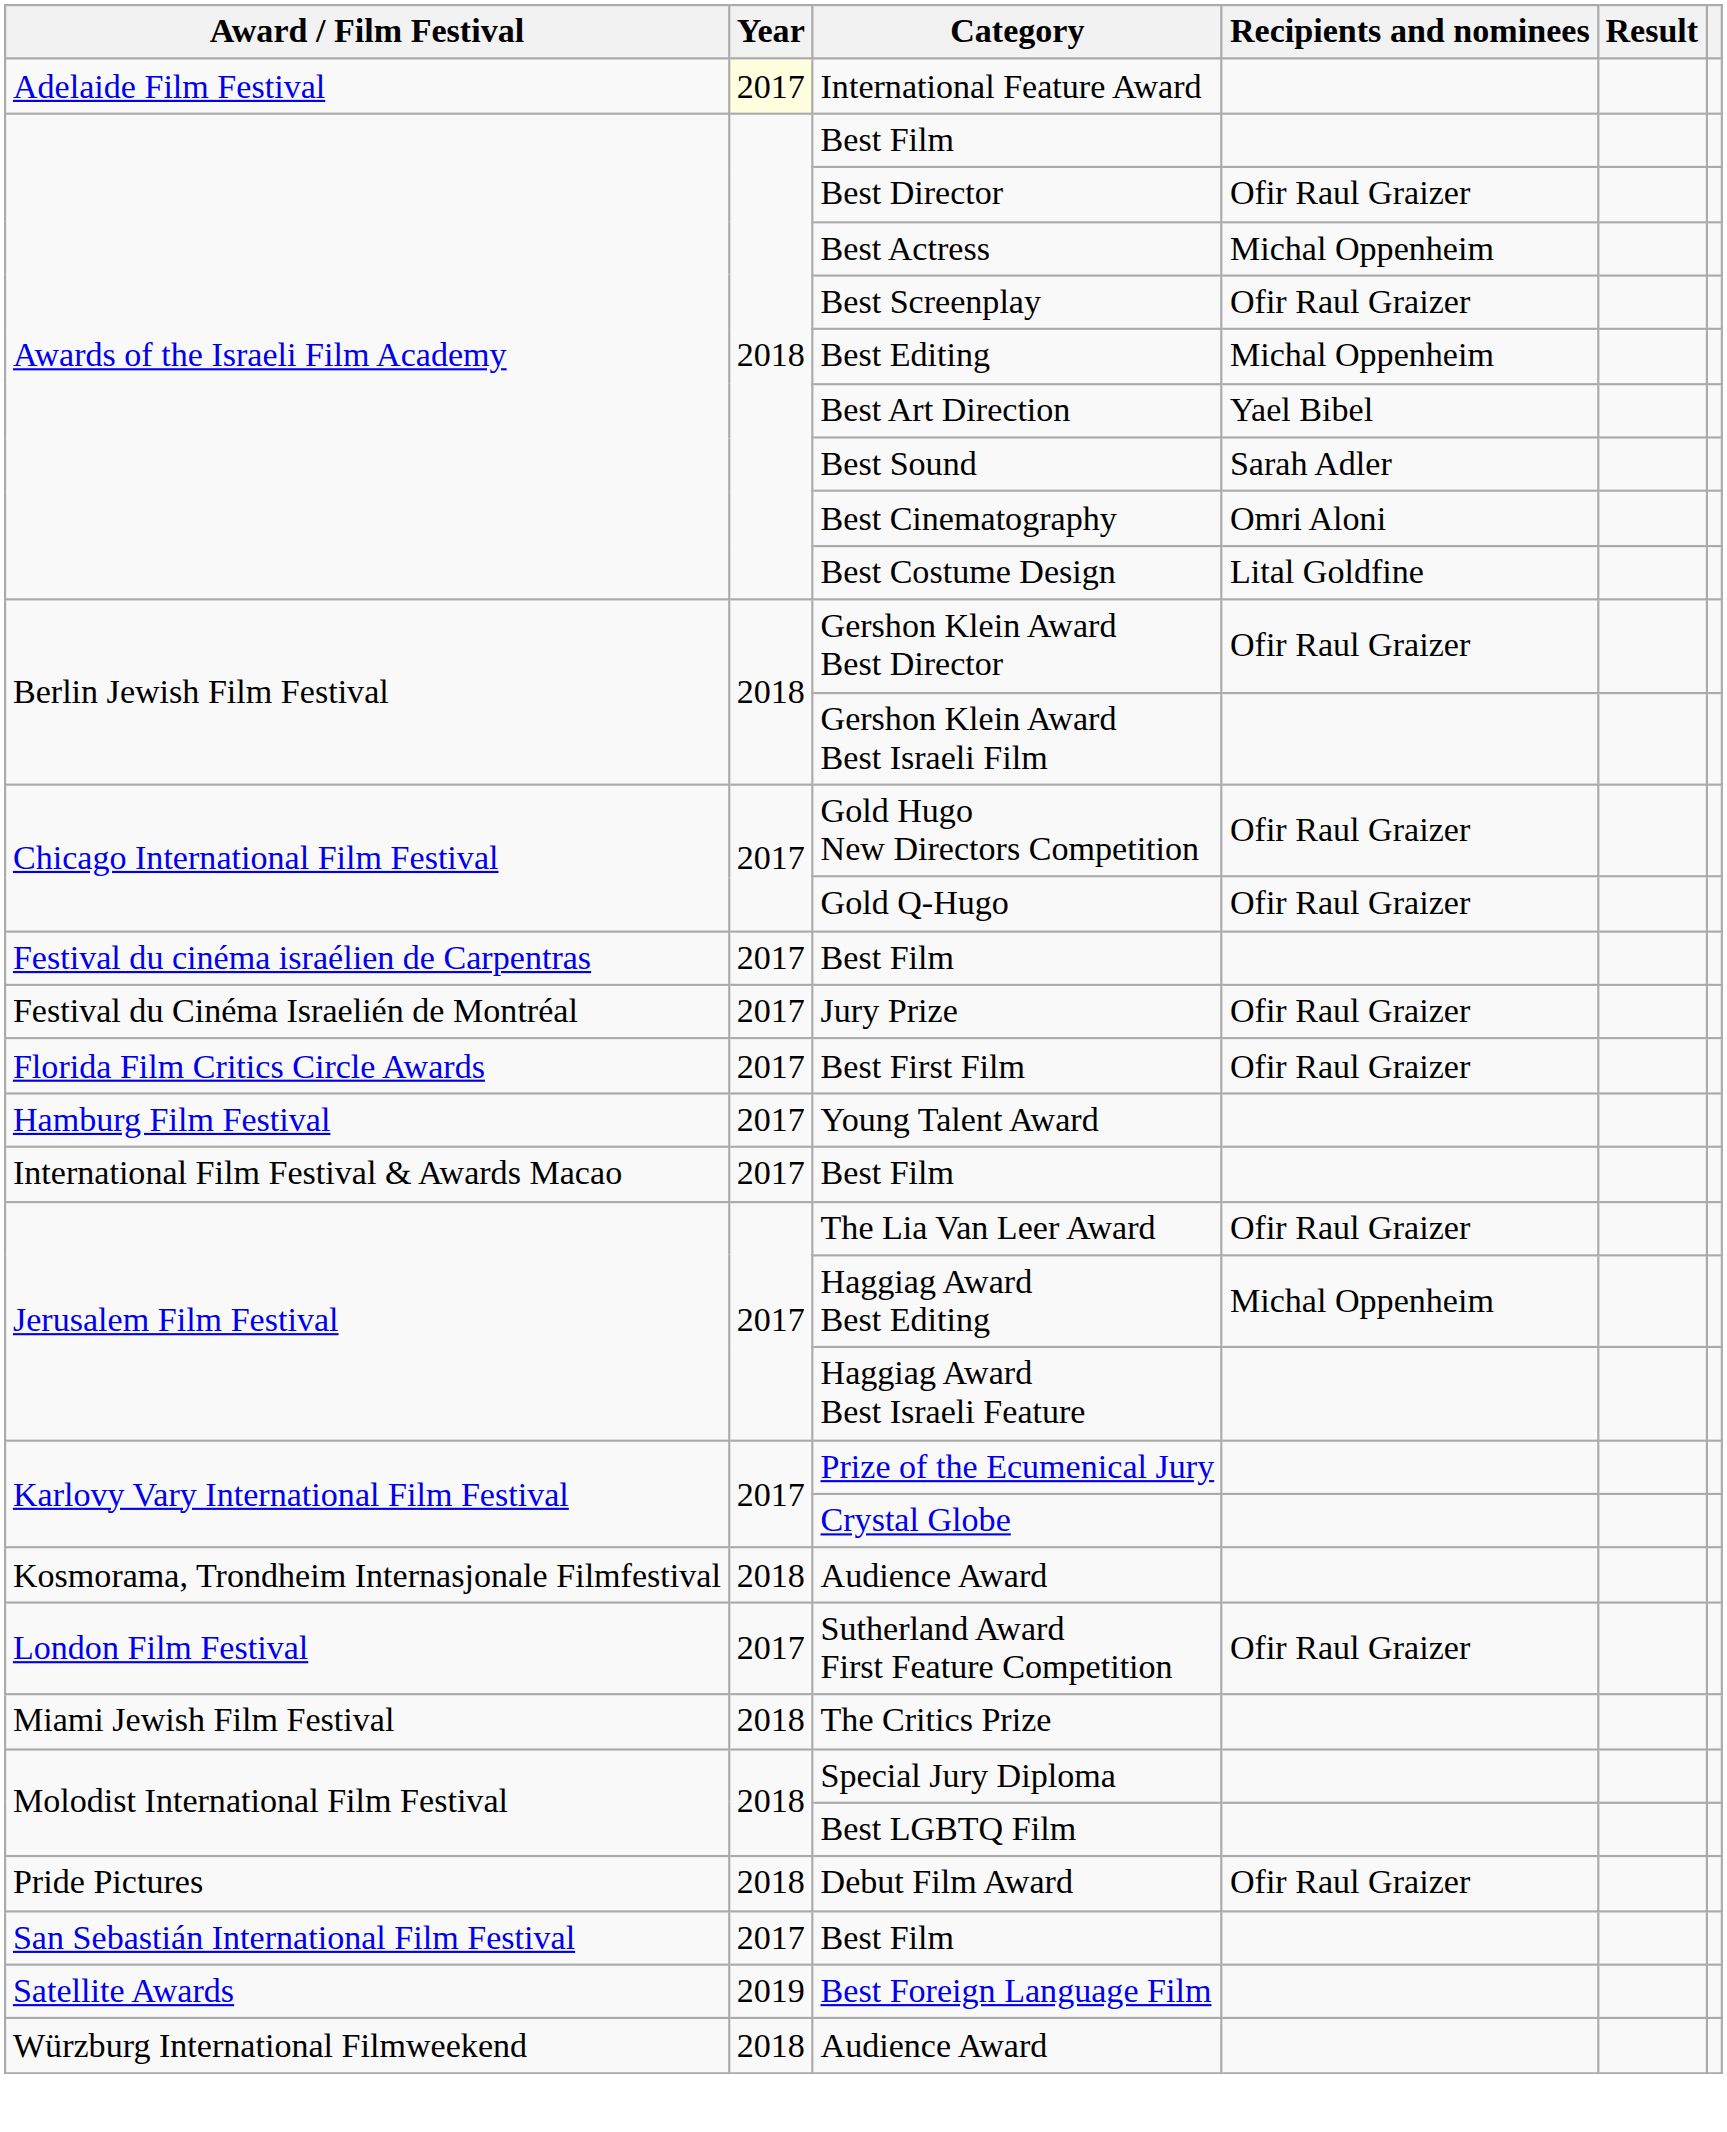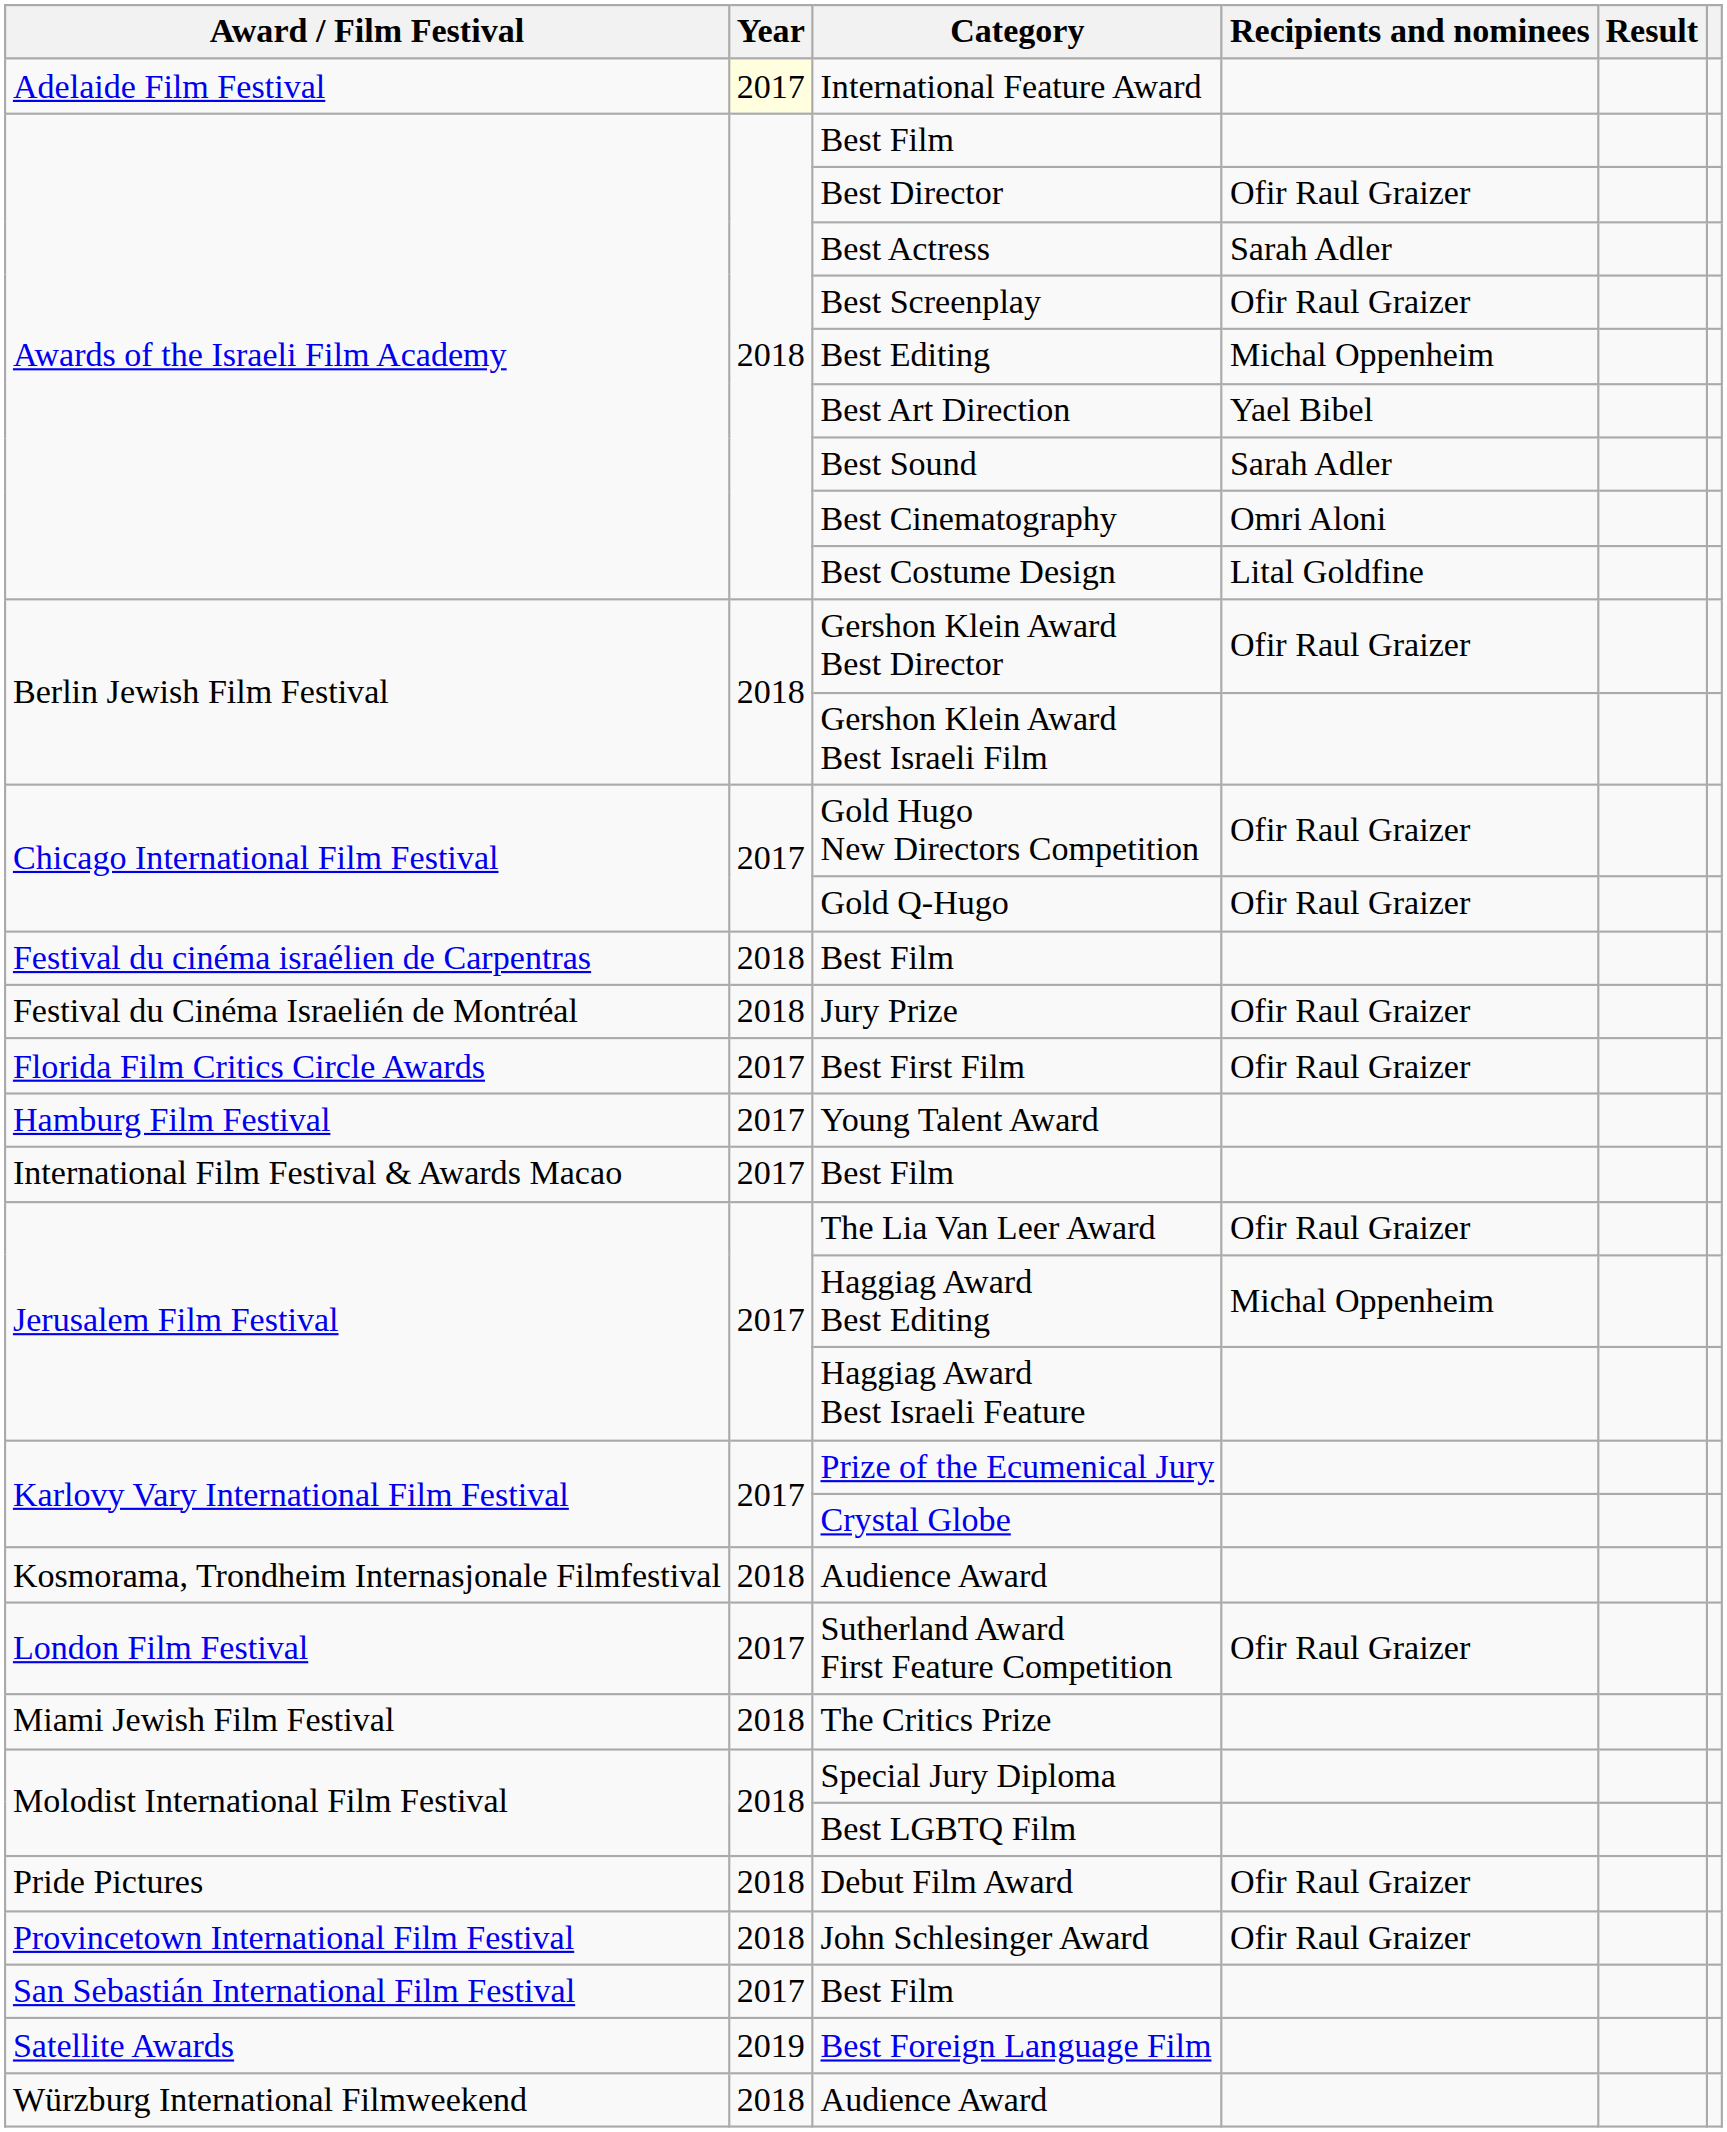(1362, 247) Michal Oppenheim -> (1311, 247) Sarah Adler
(771, 957) 2017 -> (771, 957) 2018
(771, 1011) 2017 -> (771, 1011) 2018
+ row: (294, 1937)
